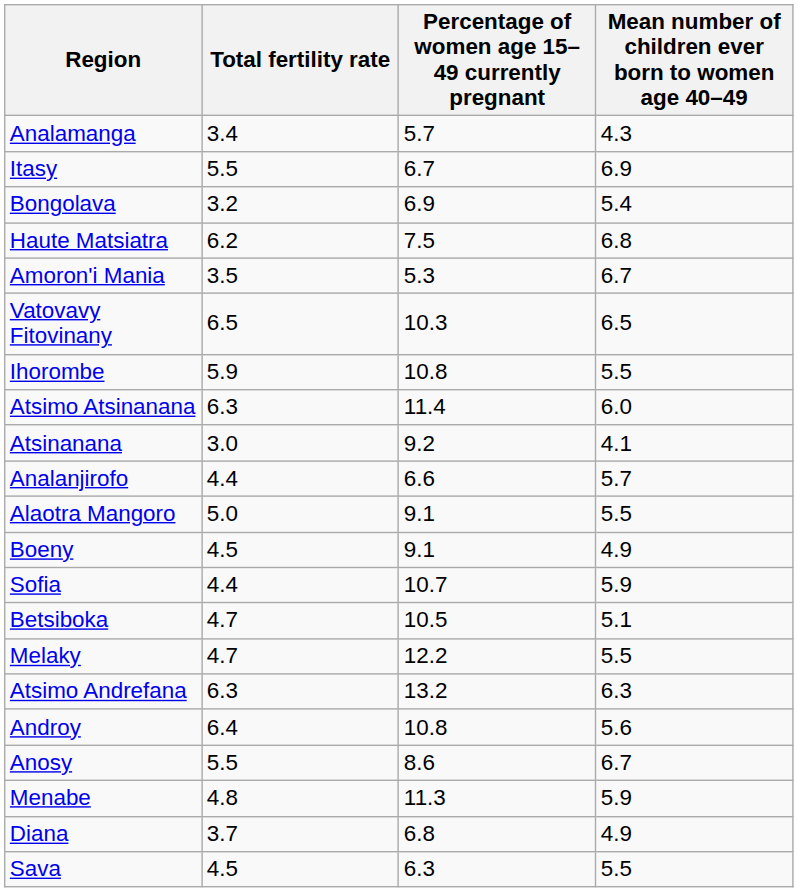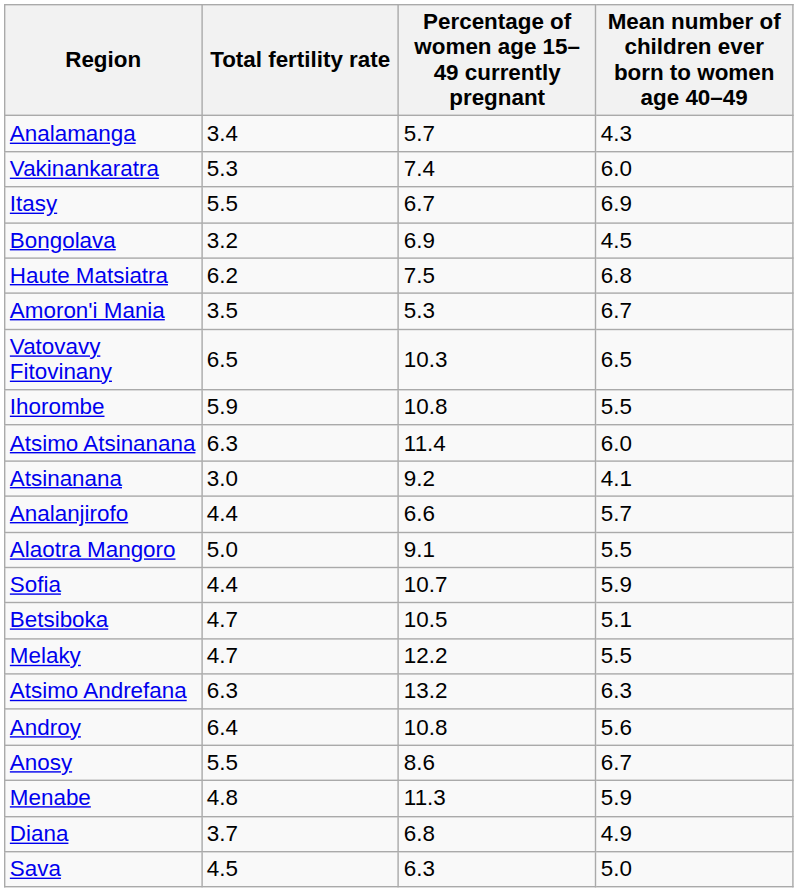+ row: (84, 168)
(616, 204) 5.4 -> (616, 239) 4.5
- row: (42, 549)
(616, 869) 5.5 -> (616, 869) 5.0
